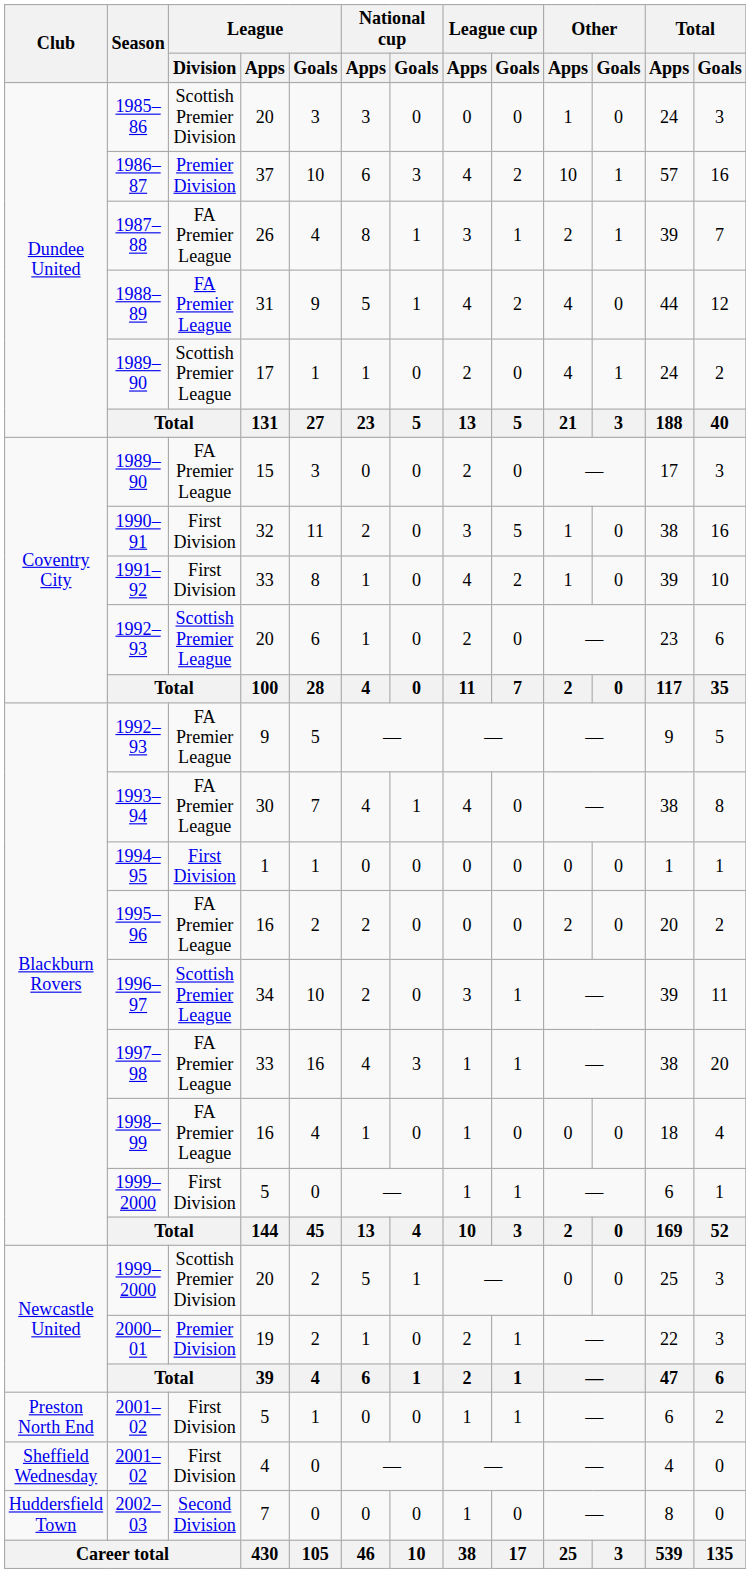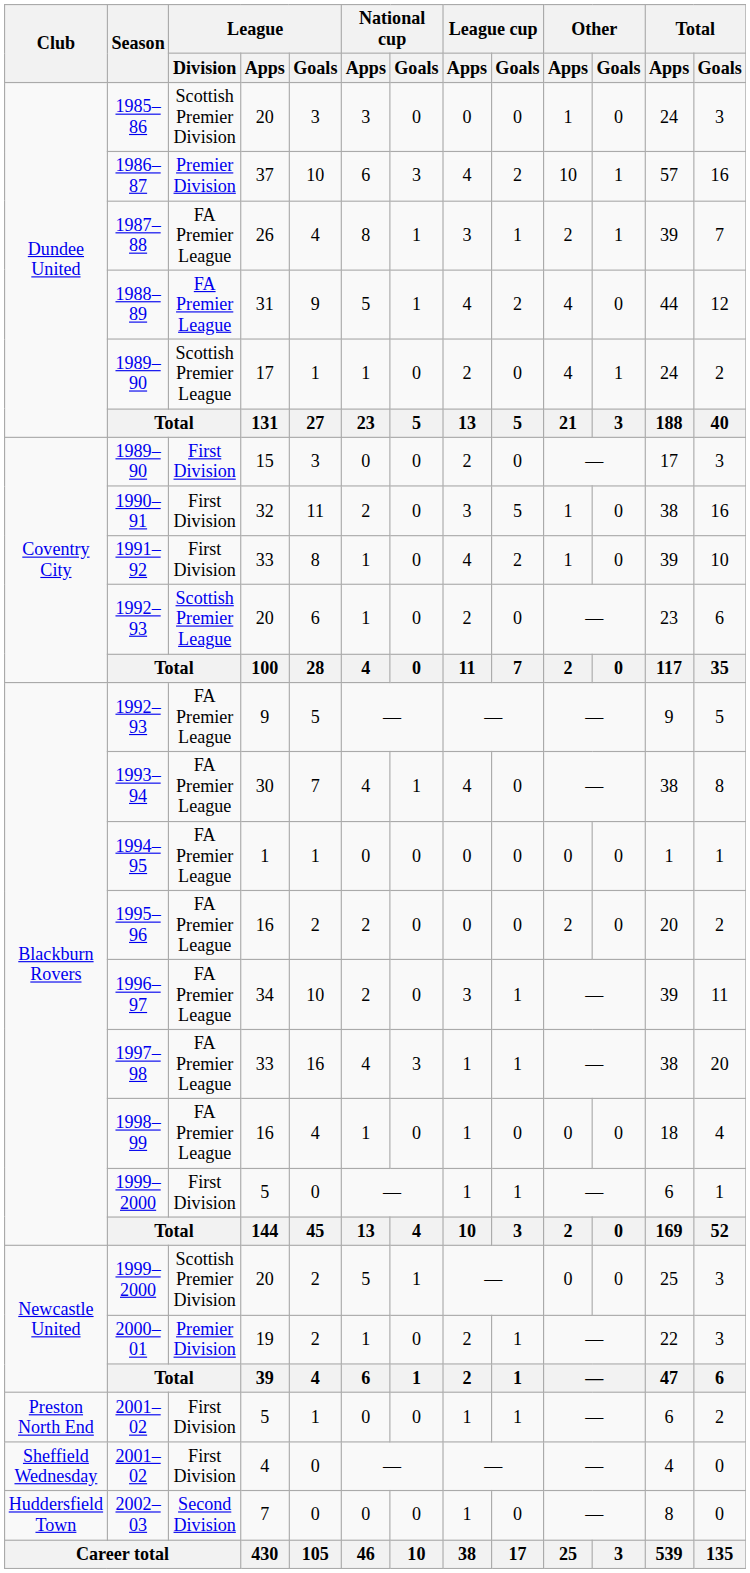(205, 471) FA Premier League -> (205, 461) First Division
(205, 865) First Division -> (205, 855) FA Premier League
(205, 994) Scottish Premier League -> (205, 994) FA Premier League
